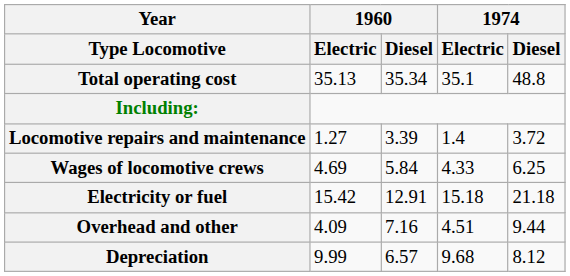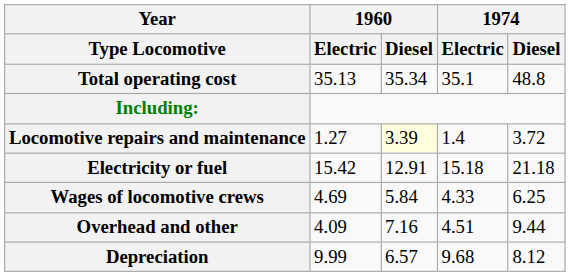(401, 138) no background -> (401, 138) lightyellow background
rows swapped: (157, 197) <-> (157, 167)
